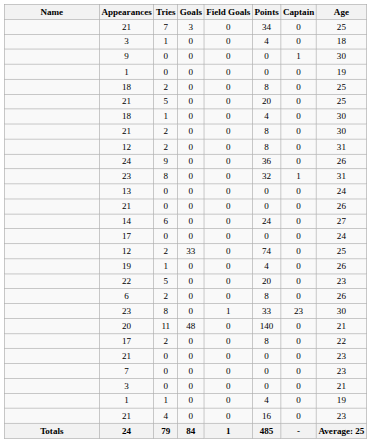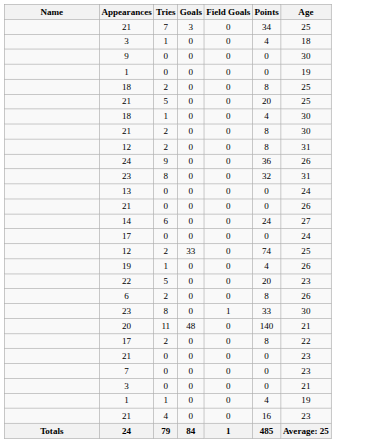- column: (299, 12)
